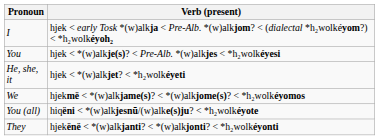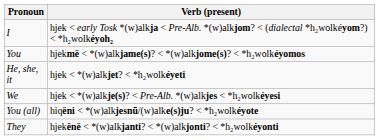(165, 54) hjek < *(w)alkje(s)? < Pre-Alb. *(w)alkjes < *h₂wolkéyesi -> (177, 54) hjekmë < *(w)alkjame(s)? < *(w)alkjome(s)? < *h₂wolkéyomos
(177, 96) hjekmë < *(w)alkjame(s)? < *(w)alkjome(s)? < *h₂wolkéyomos -> (165, 96) hjek < *(w)alkje(s)? < Pre-Alb. *(w)alkjes < *h₂wolkéyesi
